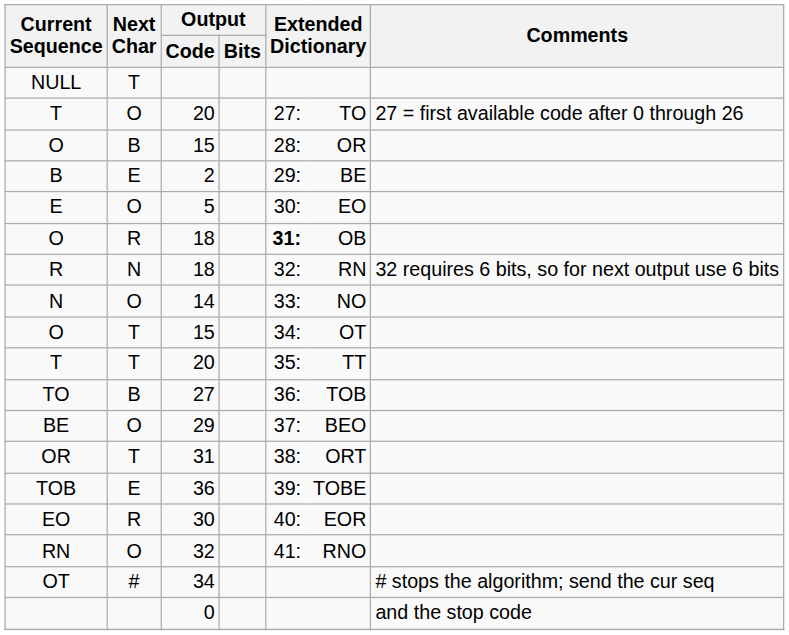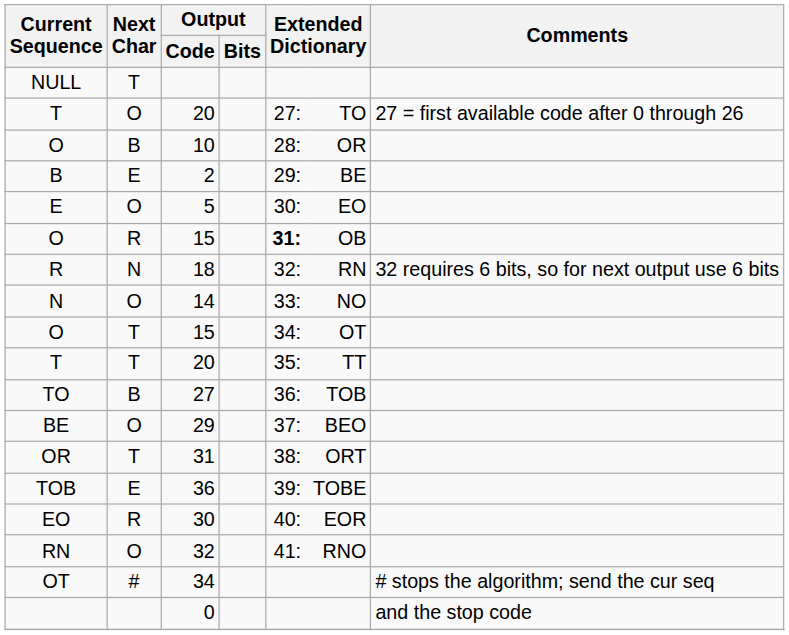(204, 144) 15 -> (204, 144) 10
(204, 238) 18 -> (204, 238) 15
